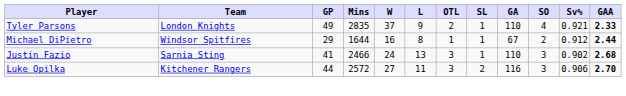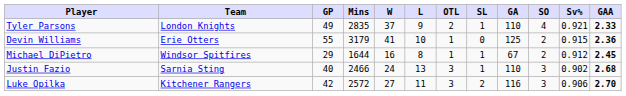+ row: (44, 40)
(605, 40) 2.44 -> (605, 55) 2.45
(328, 55) 41 -> (328, 69) 40
(328, 69) 44 -> (328, 84) 42
